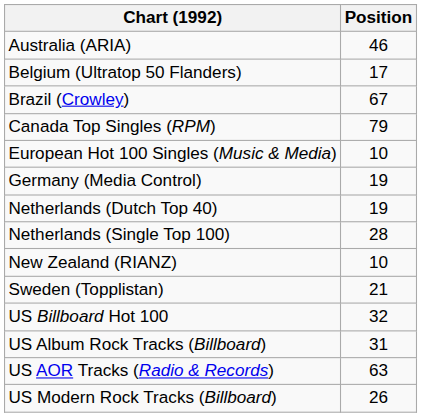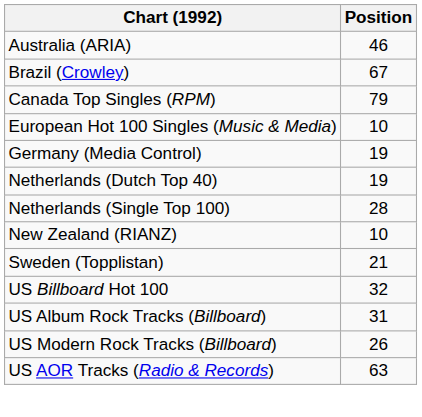- row: (125, 72)
rows swapped: (143, 398) <-> (141, 371)
